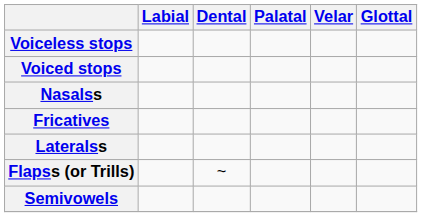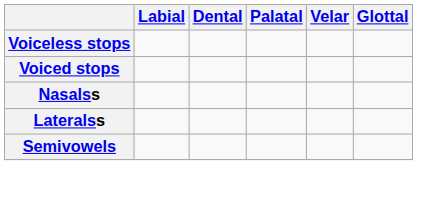- row: (71, 120)
- row: (71, 172)
